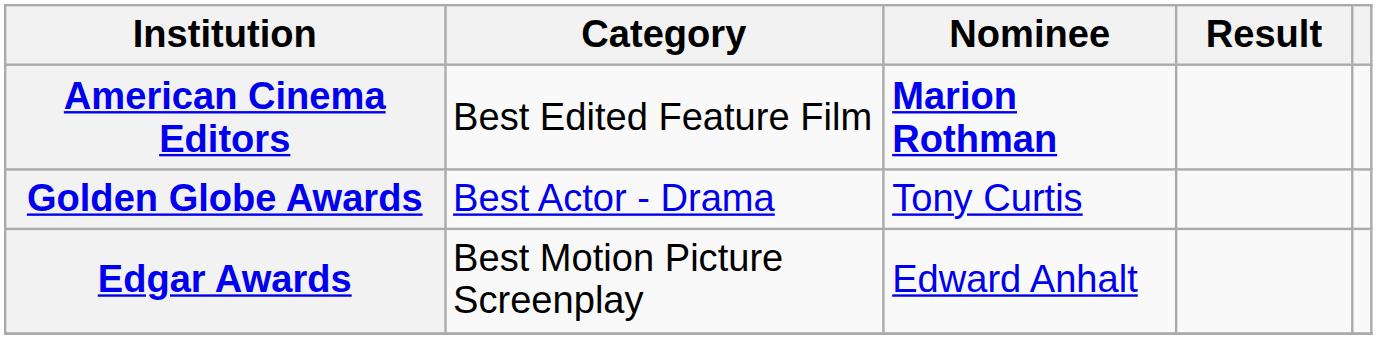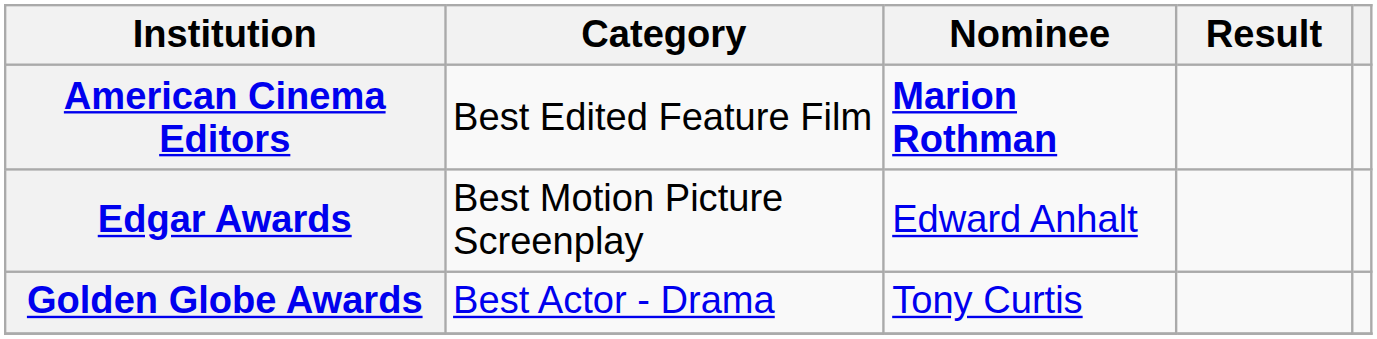rows swapped: (225, 198) <-> (225, 280)
